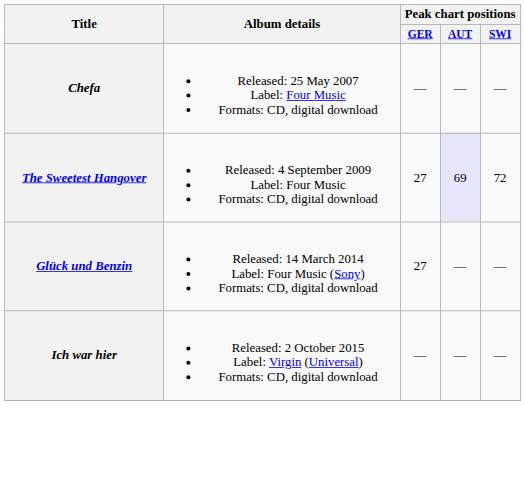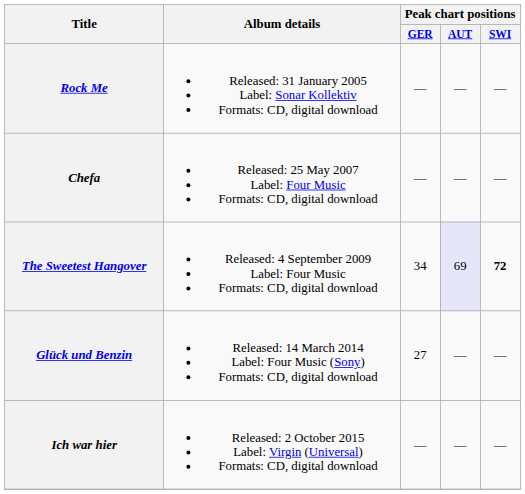+ row: (84, 88)
(420, 177) 27 -> (420, 266) 34
(500, 177) normal -> (500, 266) bold
